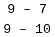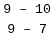rows swapped: (27, 29) <-> (27, 10)
